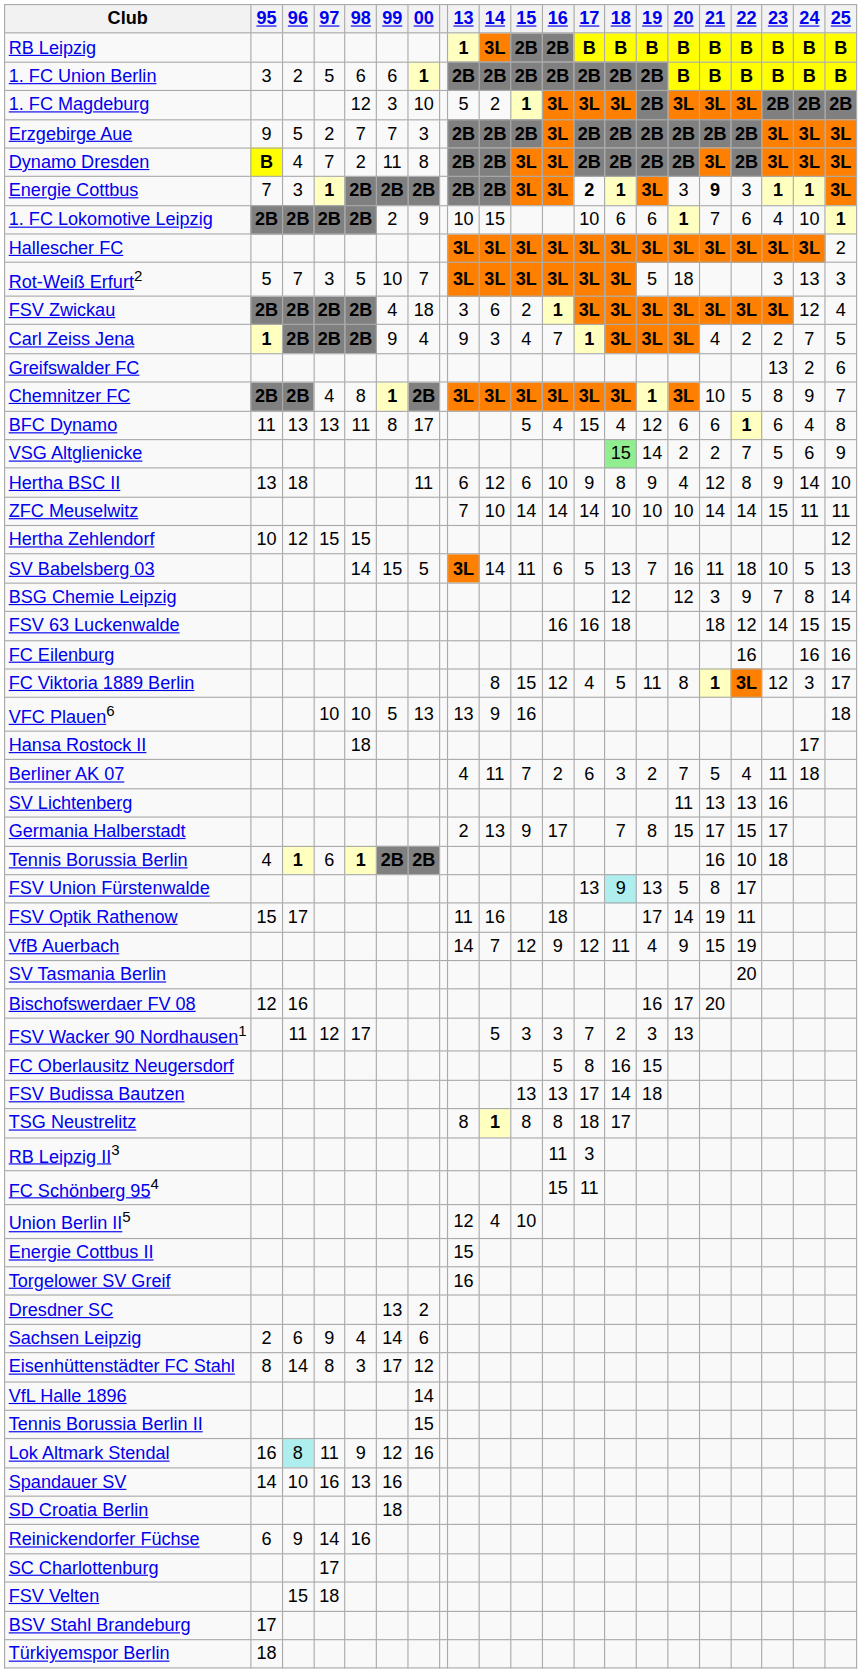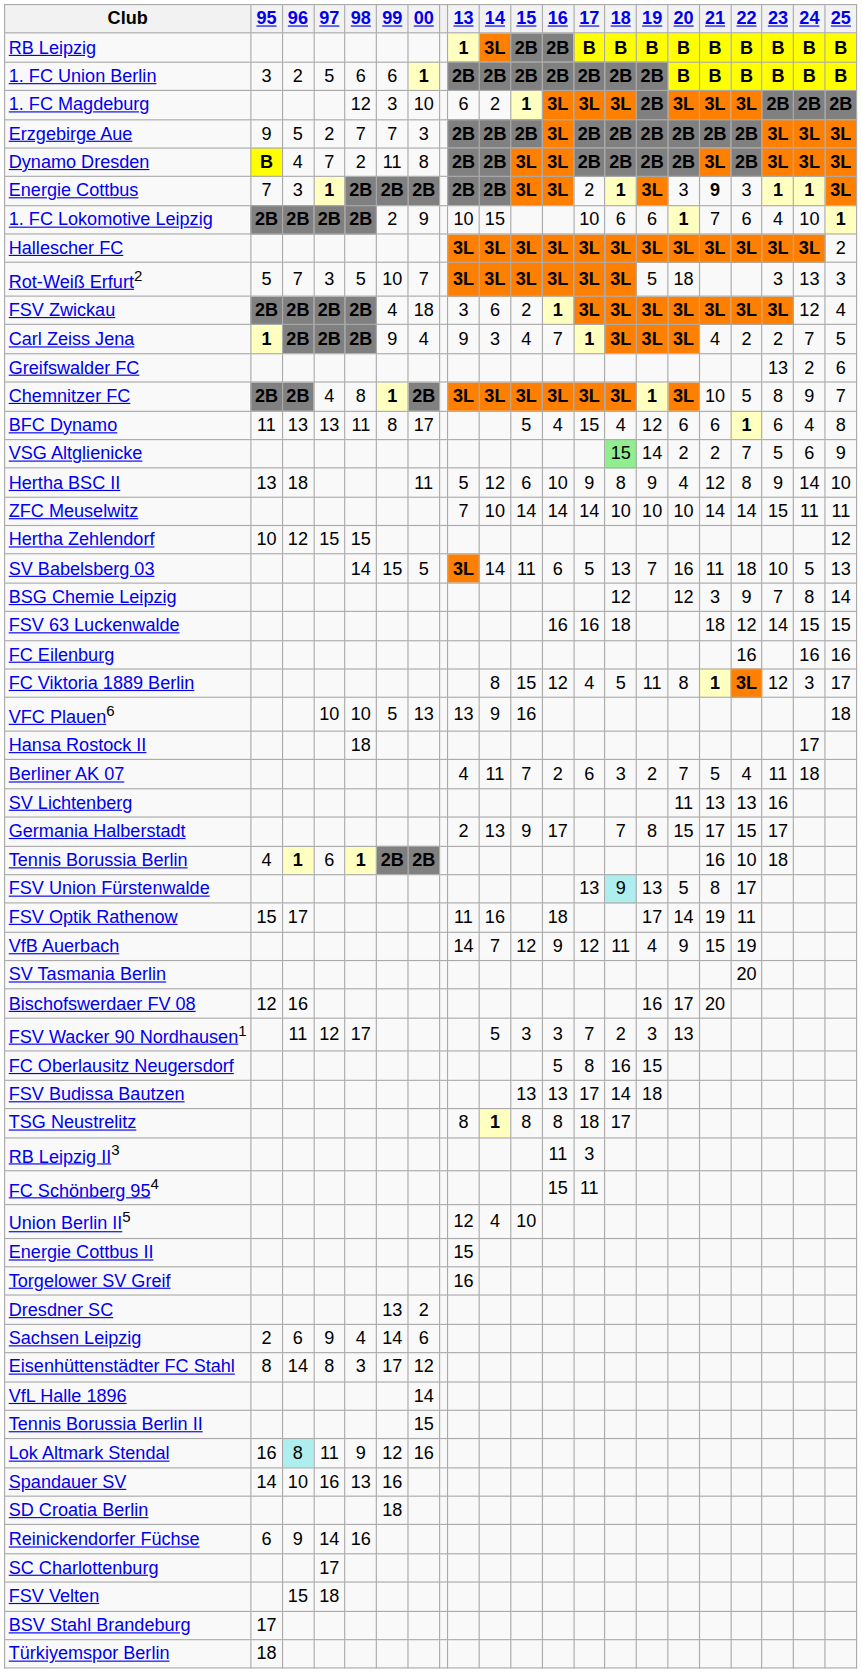(463, 104) 5 -> (463, 104) 6
(589, 190) bold -> (589, 190) normal
(463, 482) 6 -> (463, 482) 5
